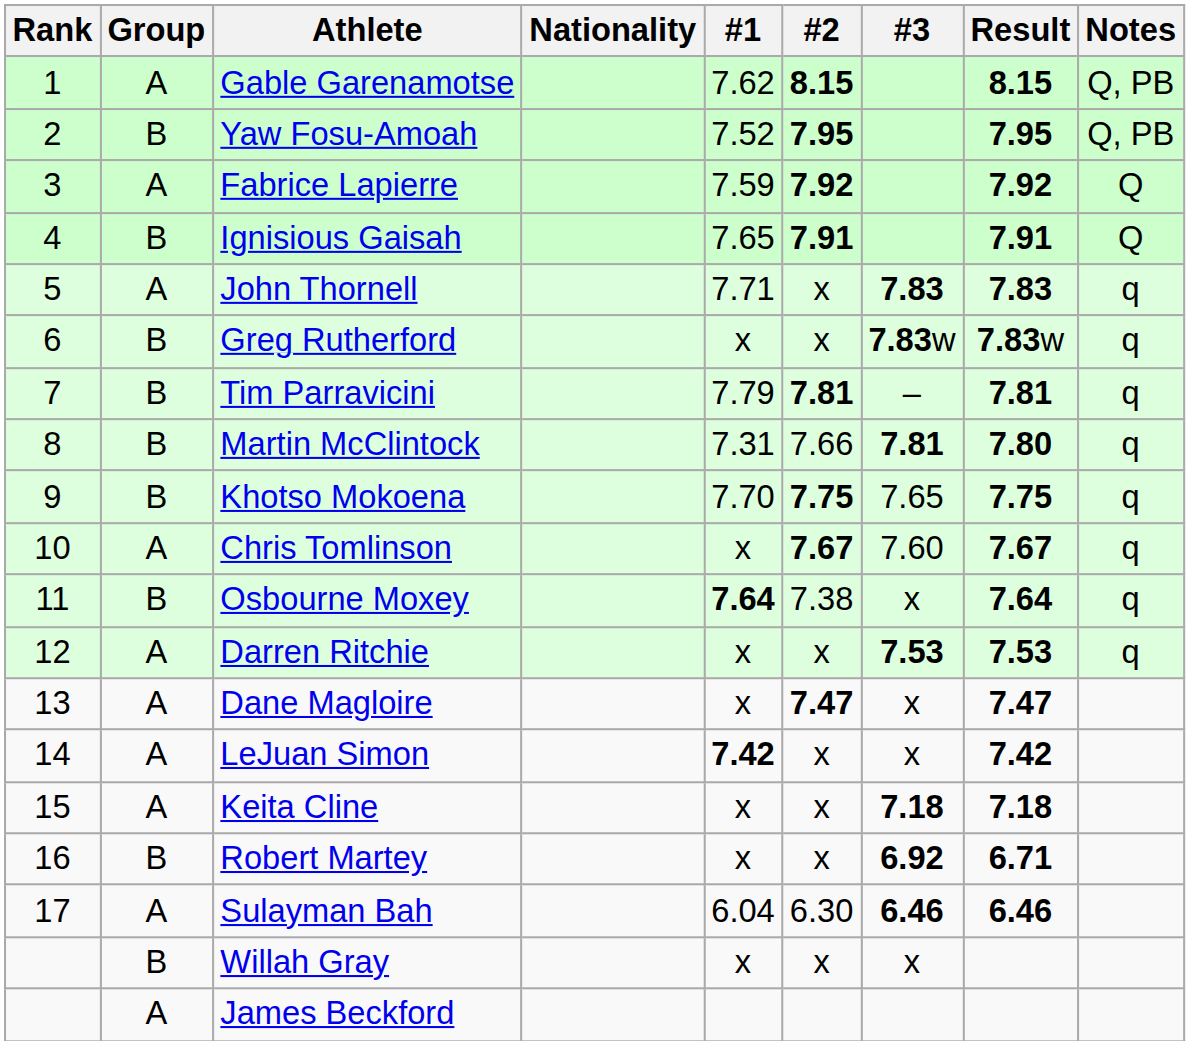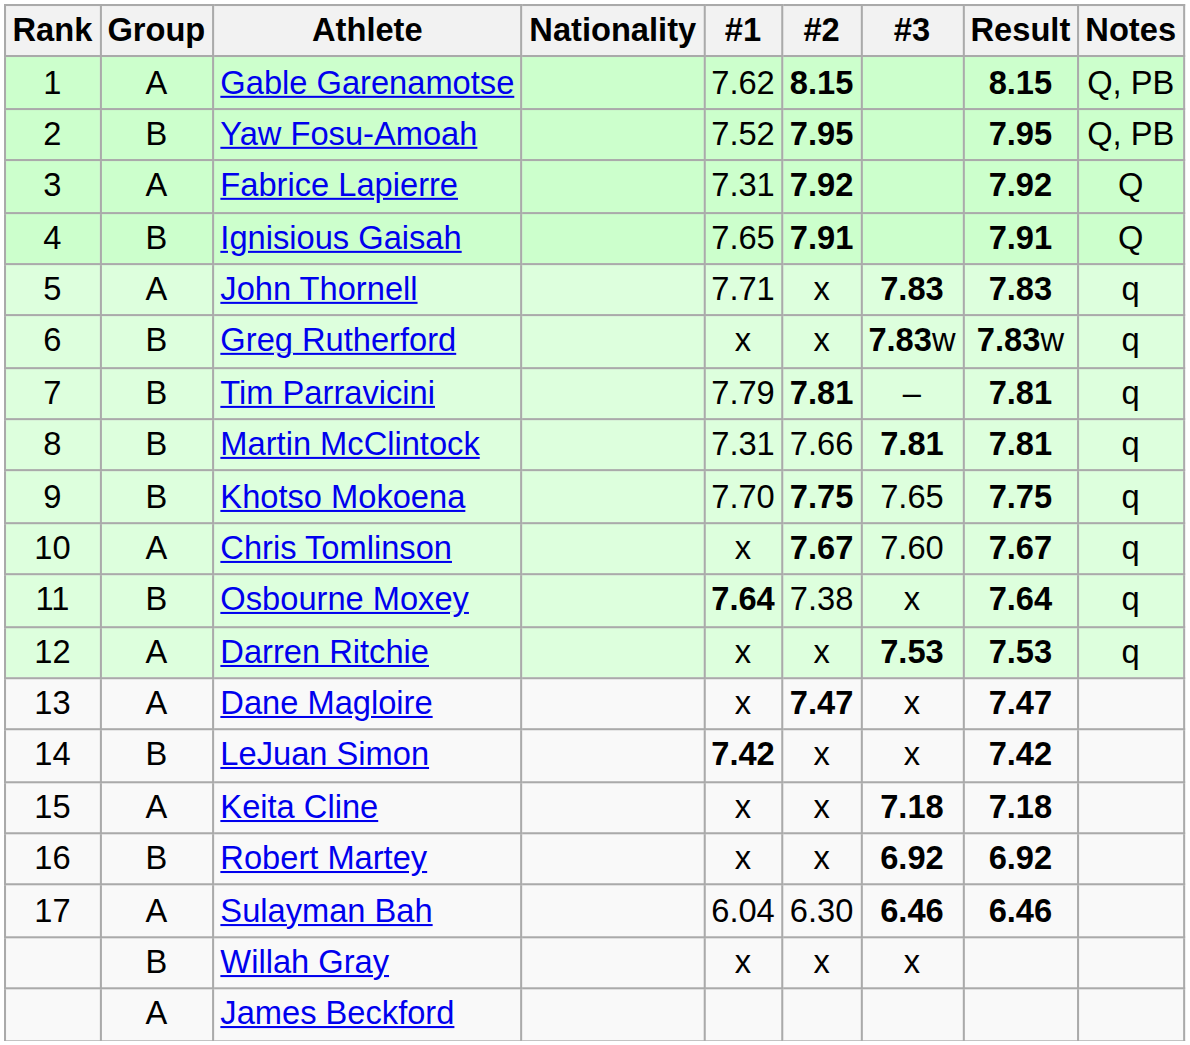(743, 185) 7.59 -> (743, 185) 7.31
(1020, 444) 7.80 -> (1020, 444) 7.81
(156, 755) A -> (156, 755) B
(1020, 858) 6.71 -> (1020, 858) 6.92
